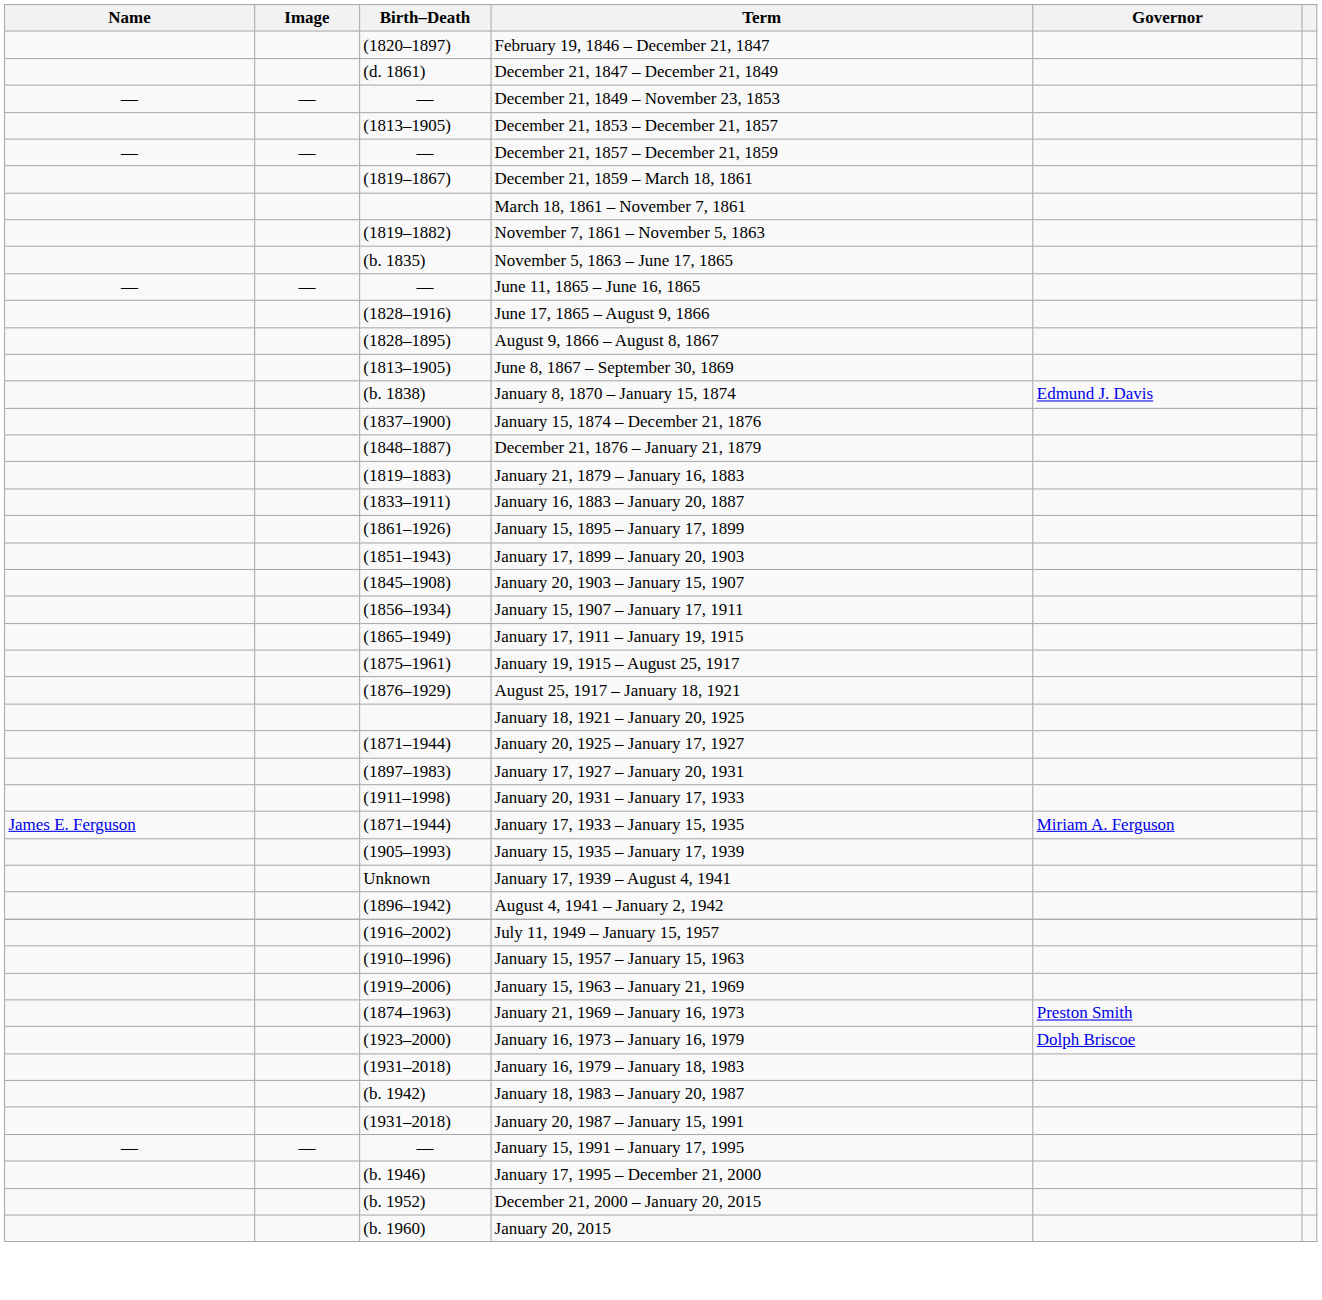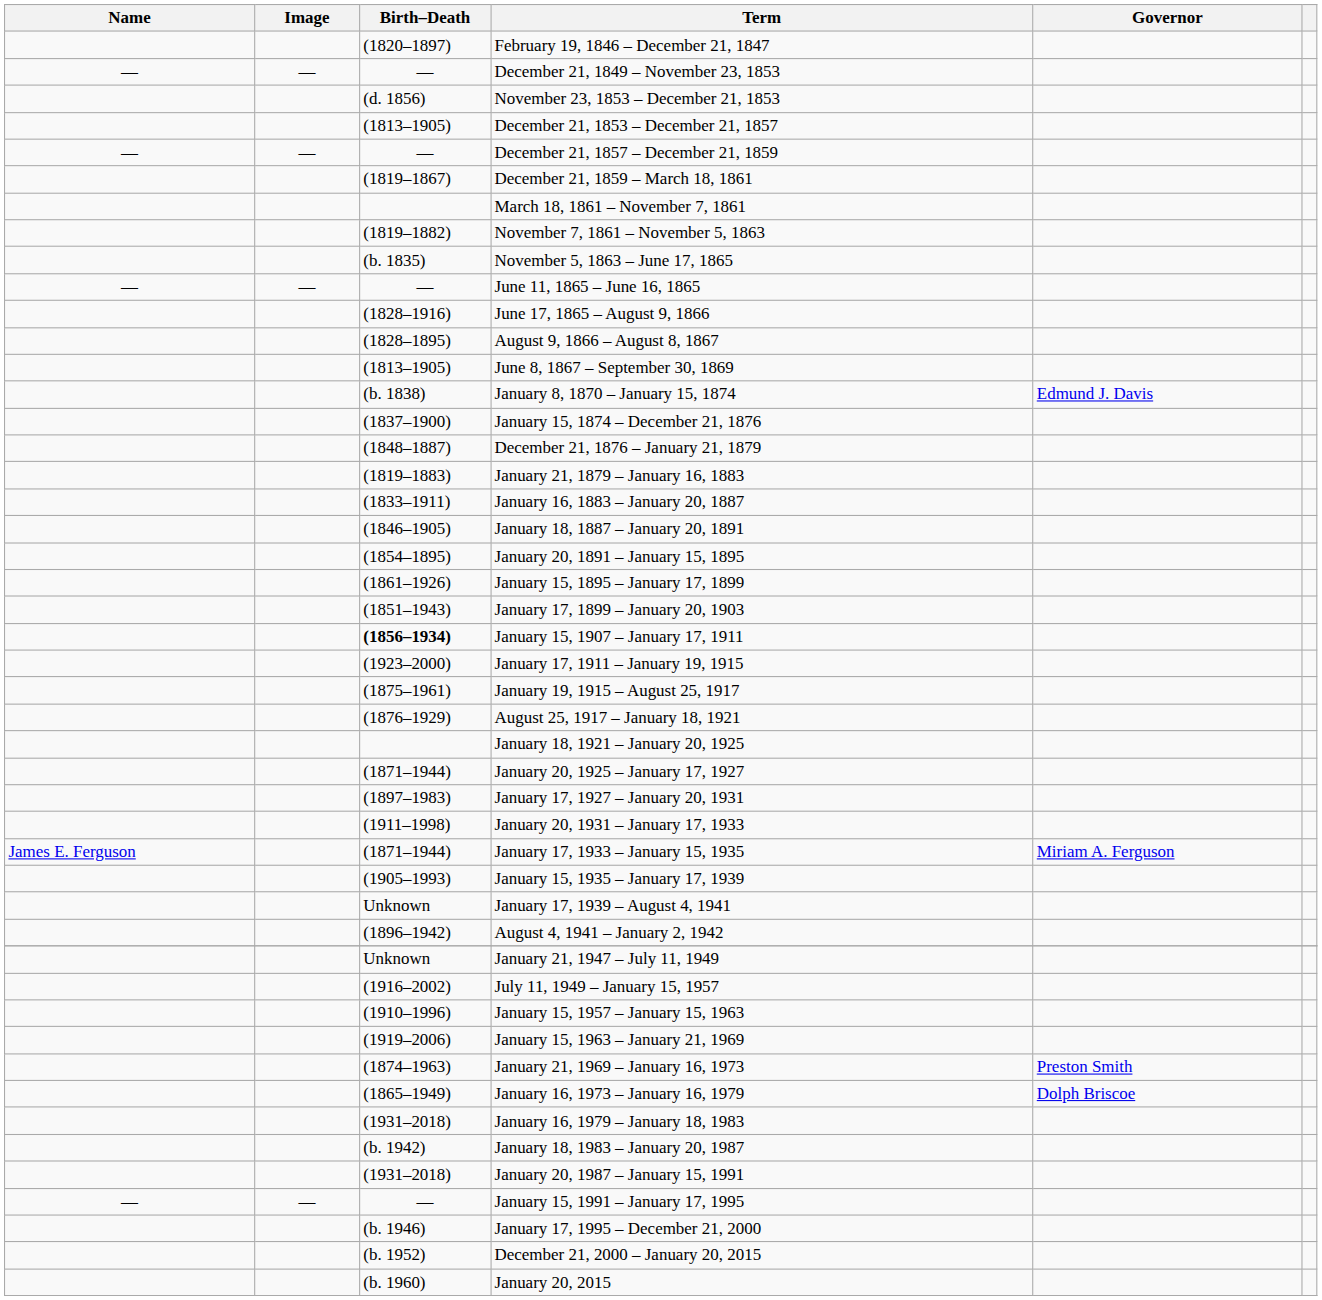- row: (636, 71)
+ row: (637, 98)
+ row: (619, 529)
+ row: (619, 555)
- row: (619, 582)
(407, 609) normal -> (407, 636) bold
(407, 636) (1865–1949) -> (407, 663) (1923–2000)
+ row: (607, 959)
(407, 1040) (1923–2000) -> (407, 1093) (1865–1949)
